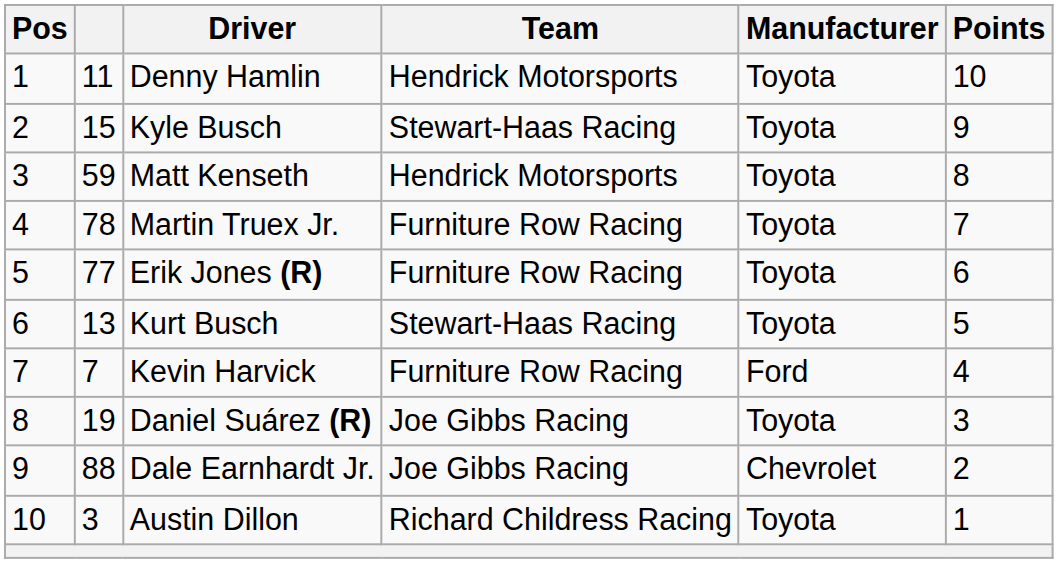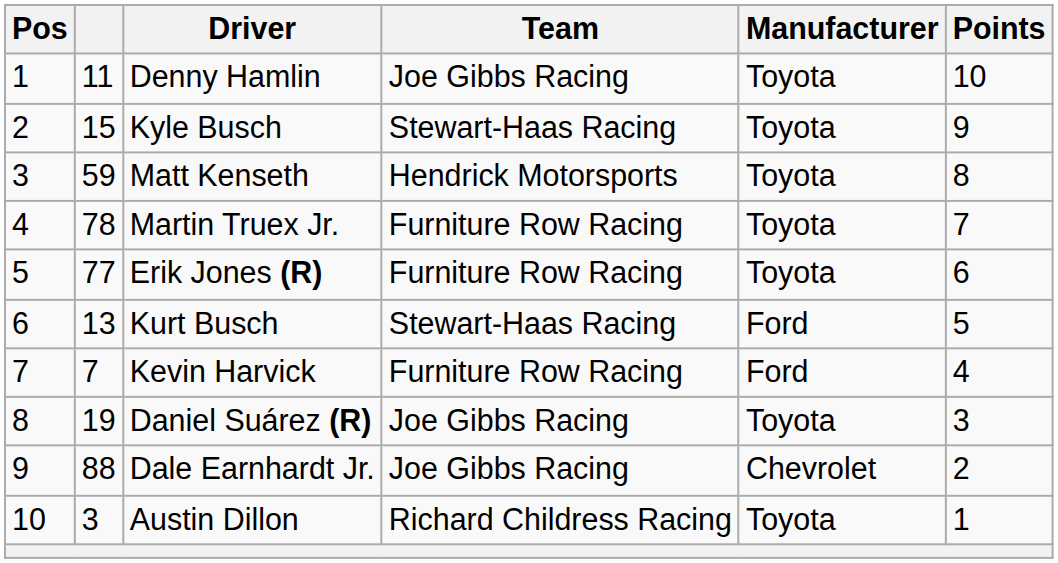(533, 77) Hendrick Motorsports -> (509, 77) Joe Gibbs Racing
(791, 322) Toyota -> (777, 322) Ford
